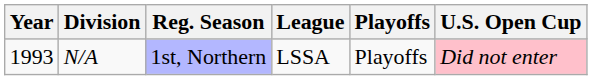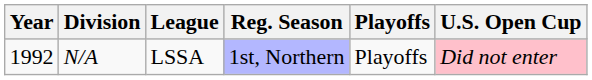columns swapped: (310, 21) <-> (208, 21)
(32, 56) 1993 -> (32, 56) 1992
